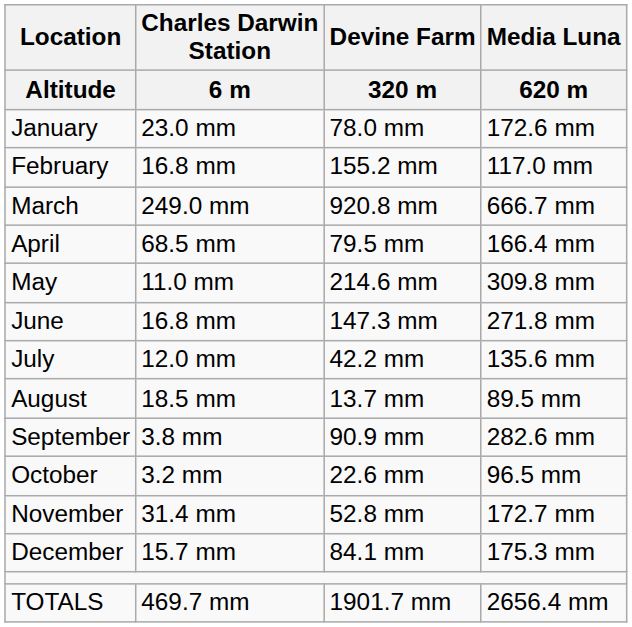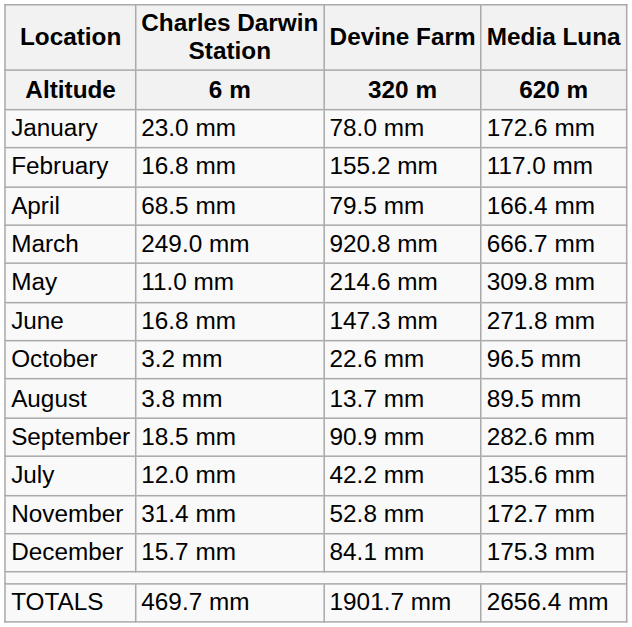rows swapped: (45, 205) <-> (35, 243)
rows swapped: (33, 359) <-> (54, 475)
(189, 398) 18.5 mm -> (182, 398) 3.8 mm
(182, 436) 3.8 mm -> (189, 436) 18.5 mm
